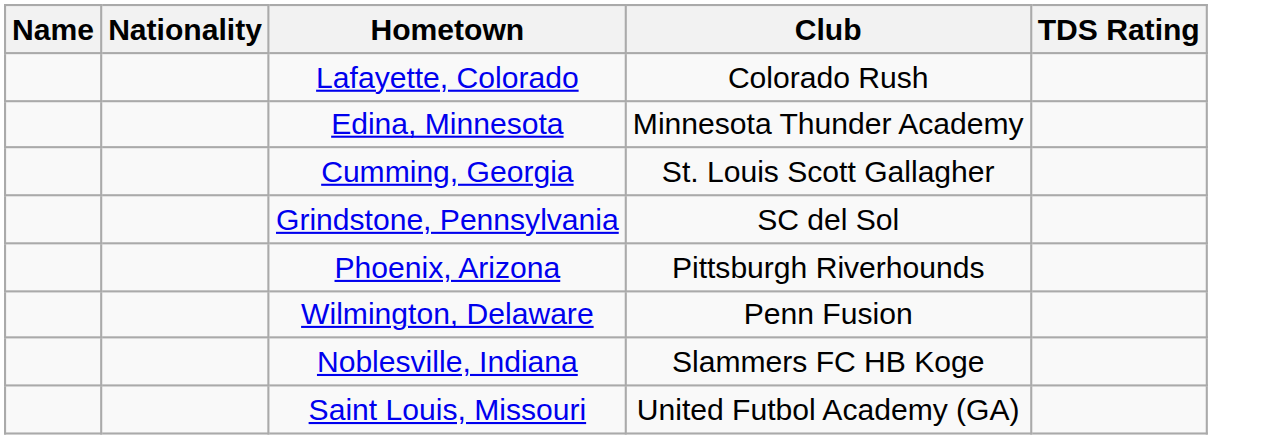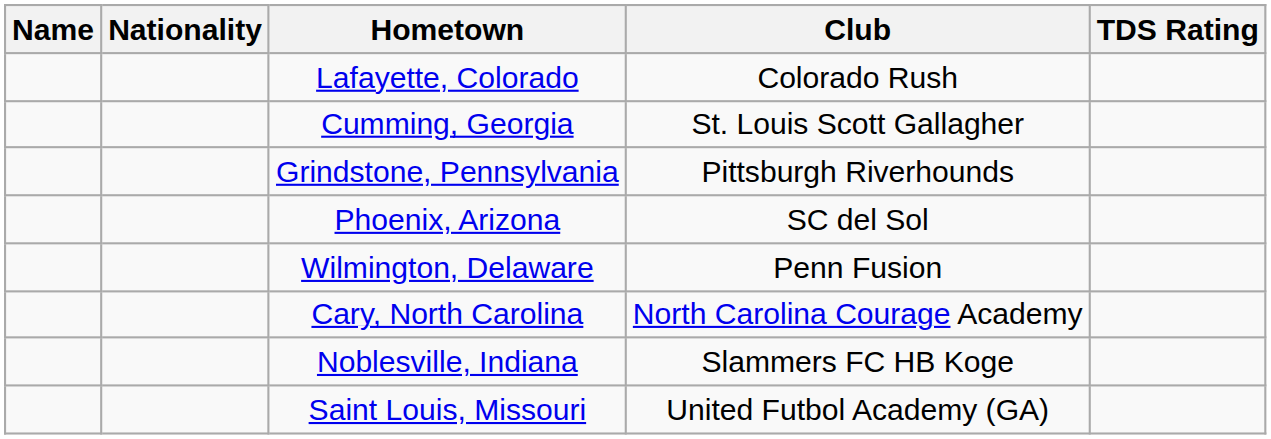- row: (447, 124)
(828, 219) SC del Sol -> (858, 172) Pittsburgh Riverhounds
(828, 267) Pittsburgh Riverhounds -> (858, 219) SC del Sol
+ row: (447, 314)
